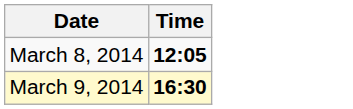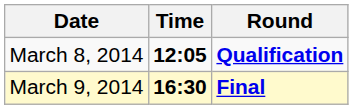+ column: (280, 21)
